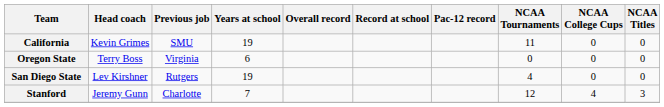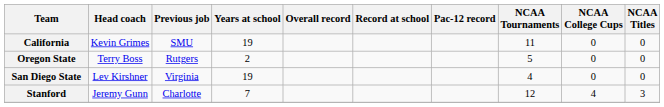(182, 59) Virginia -> (182, 59) Rutgers
(247, 59) 6 -> (247, 59) 2
(530, 59) 0 -> (530, 59) 5
(182, 76) Rutgers -> (182, 76) Virginia
